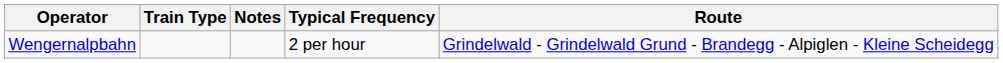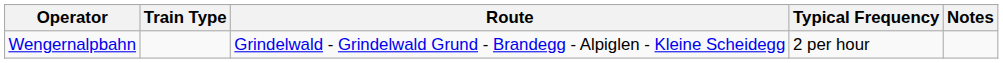columns swapped: (718, 17) <-> (258, 17)
